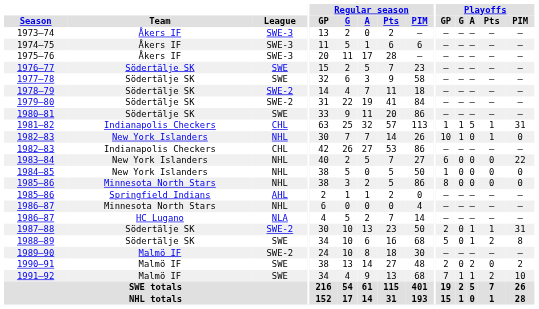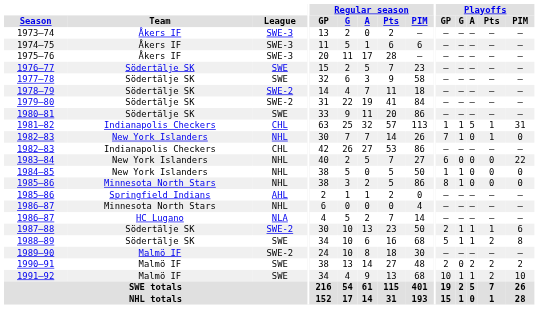(446, 137) 10 -> (446, 137) 7
(461, 172) 0 -> (461, 172) 1
(461, 183) 0 -> (461, 183) 1
(461, 229) 0 -> (461, 229) 1
(520, 229) 31 -> (520, 229) 6
(461, 241) 0 -> (461, 241) 1
(492, 264) 0 -> (492, 264) 2
(446, 276) 7 -> (446, 276) 10
